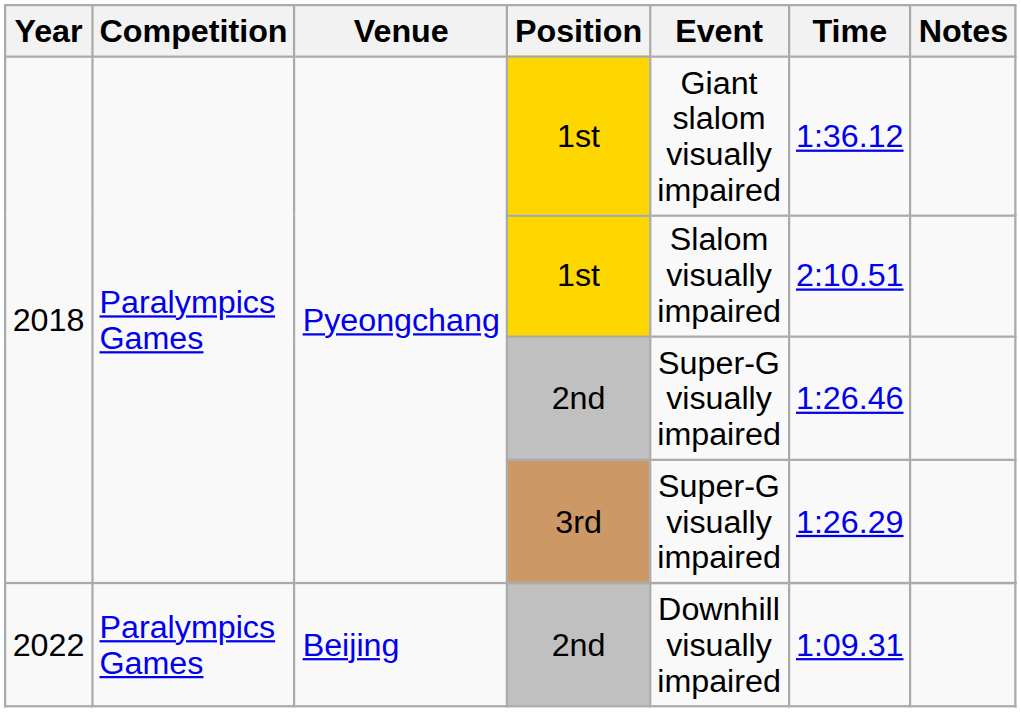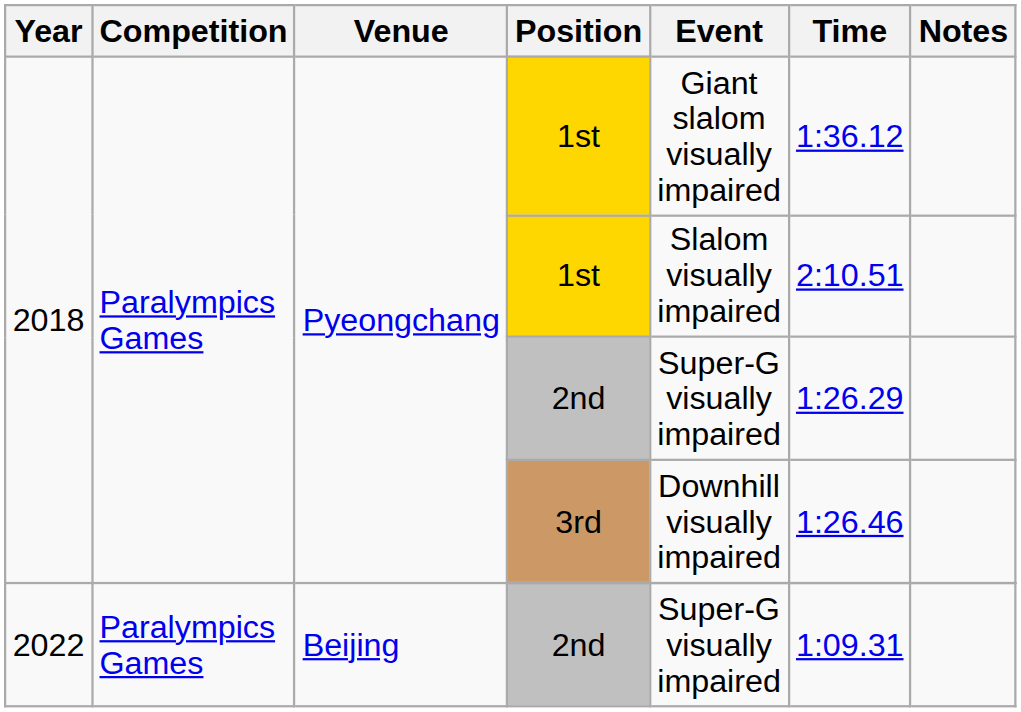(850, 399) 1:26.46 -> (850, 399) 1:26.29
(719, 522) Super-G visually impaired -> (719, 522) Downhill visually impaired
(850, 522) 1:26.29 -> (850, 522) 1:26.46
(719, 644) Downhill visually impaired -> (719, 644) Super-G visually impaired
